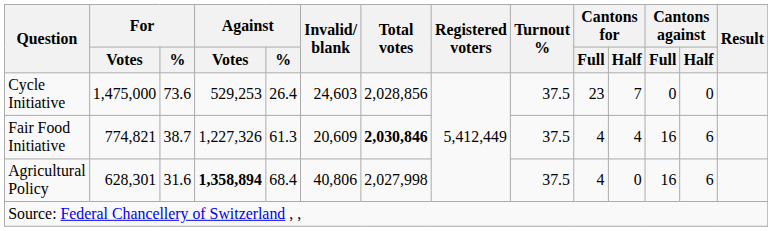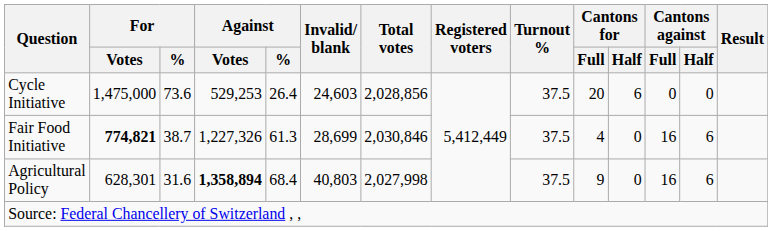(597, 94) 23 -> (597, 94) 20
(638, 94) 7 -> (638, 94) 6
(130, 136) normal -> (130, 136) bold
(335, 136) 20,609 -> (335, 136) 28,699
(396, 136) bold -> (396, 136) normal
(638, 136) 4 -> (638, 136) 0
(335, 179) 40,806 -> (335, 179) 40,803
(601, 179) 4 -> (601, 179) 9
